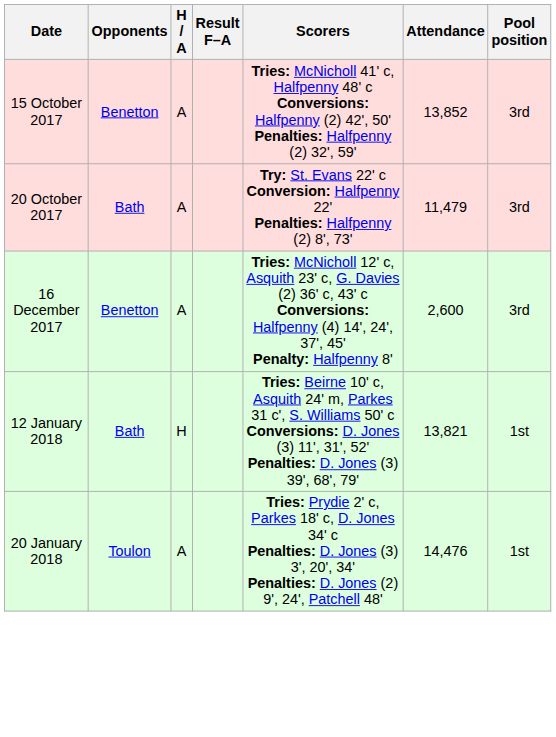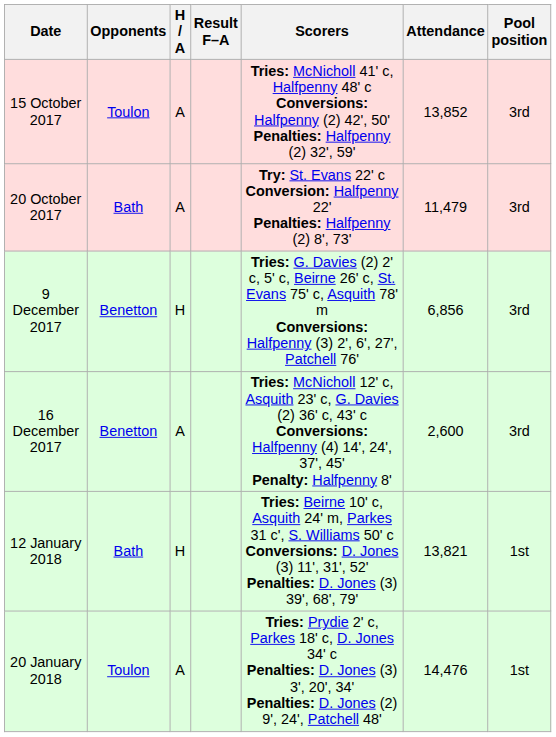(130, 111) Benetton -> (128, 111) Toulon
+ row: (46, 311)
